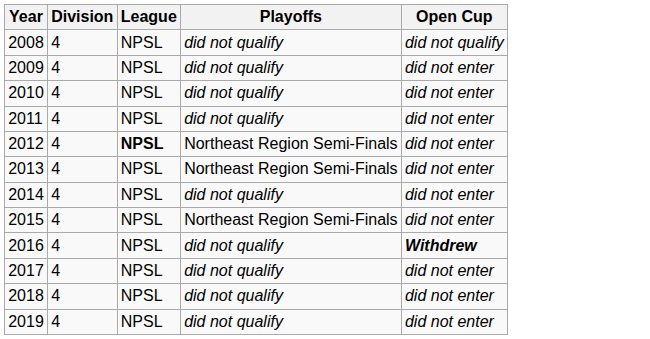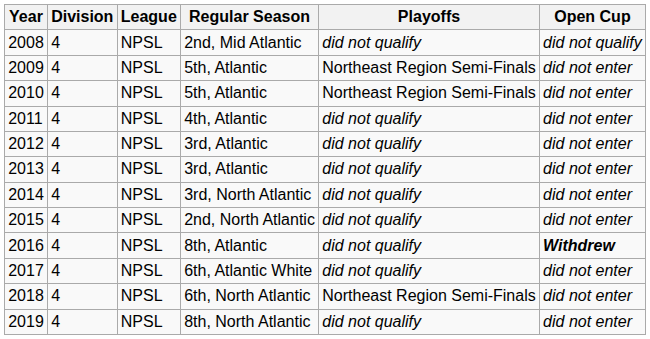+ column: (250, 17)
(234, 67) did not qualify -> (429, 67) Northeast Region Semi-Finals
(234, 93) did not qualify -> (429, 93) Northeast Region Semi-Finals
(142, 144) bold -> (142, 144) normal
(291, 144) Northeast Region Semi-Finals -> (372, 144) did not qualify
(291, 169) Northeast Region Semi-Finals -> (372, 169) did not qualify
(291, 220) Northeast Region Semi-Finals -> (372, 220) did not qualify
(234, 296) did not qualify -> (429, 296) Northeast Region Semi-Finals
